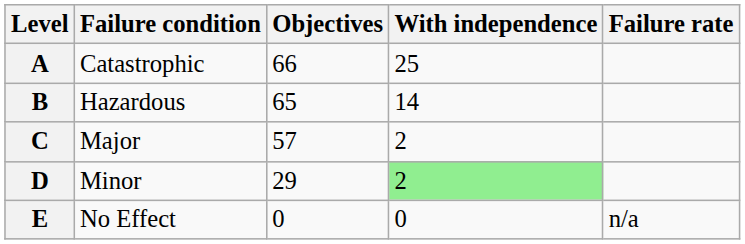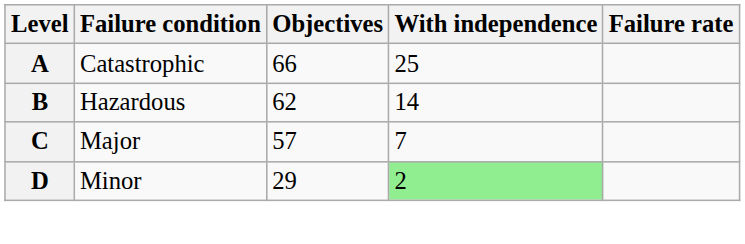(285, 102) 65 -> (285, 102) 62
(401, 141) 2 -> (401, 141) 7
- row: (40, 219)
